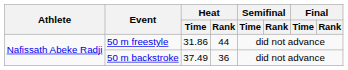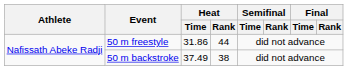(224, 58) 36 -> (224, 58) 38
